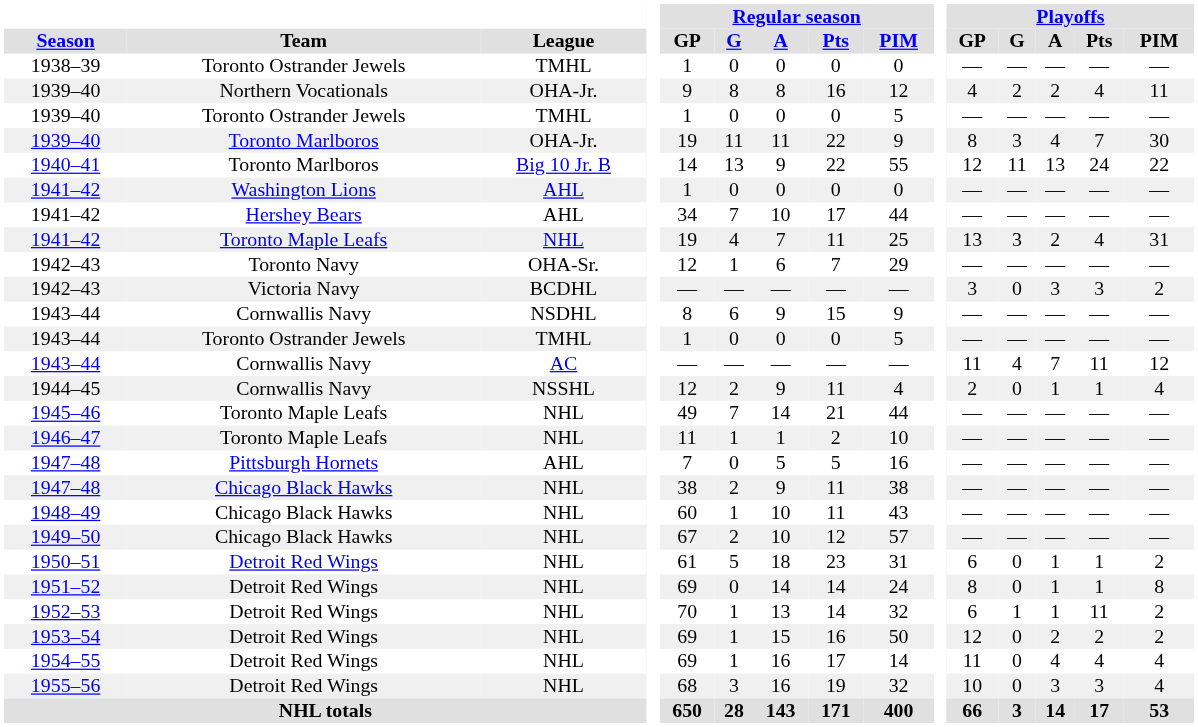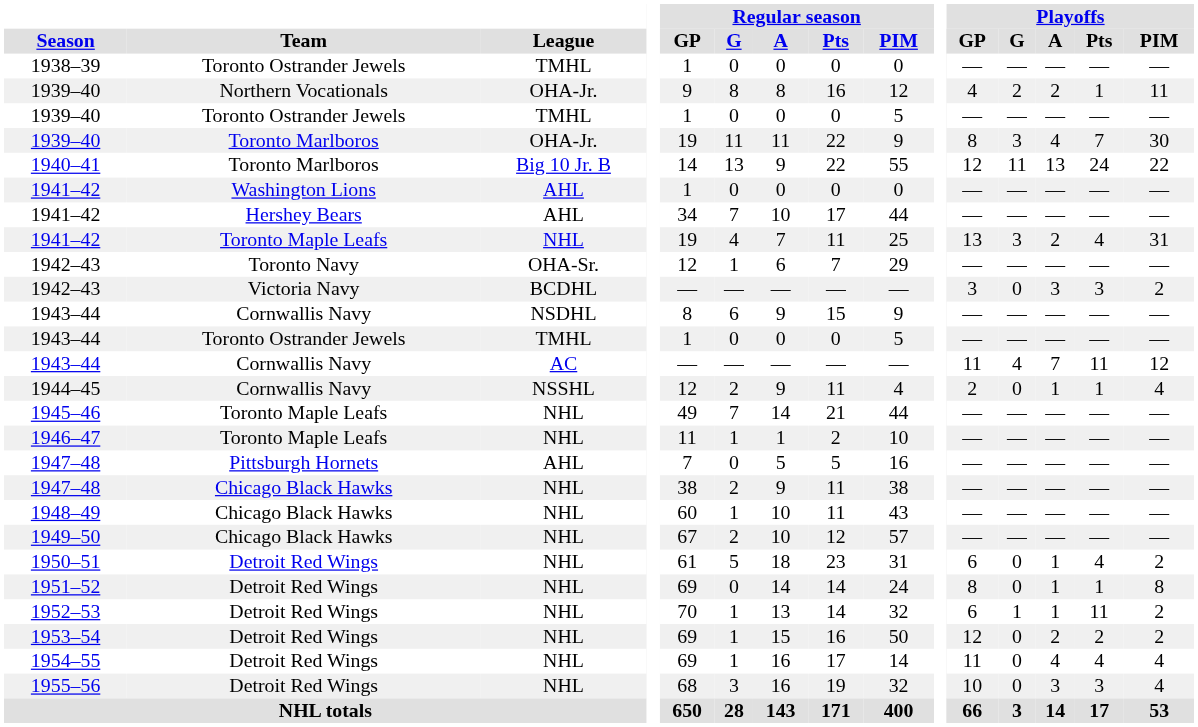(1099, 90) 4 -> (1099, 90) 1
(1099, 561) 1 -> (1099, 561) 4
